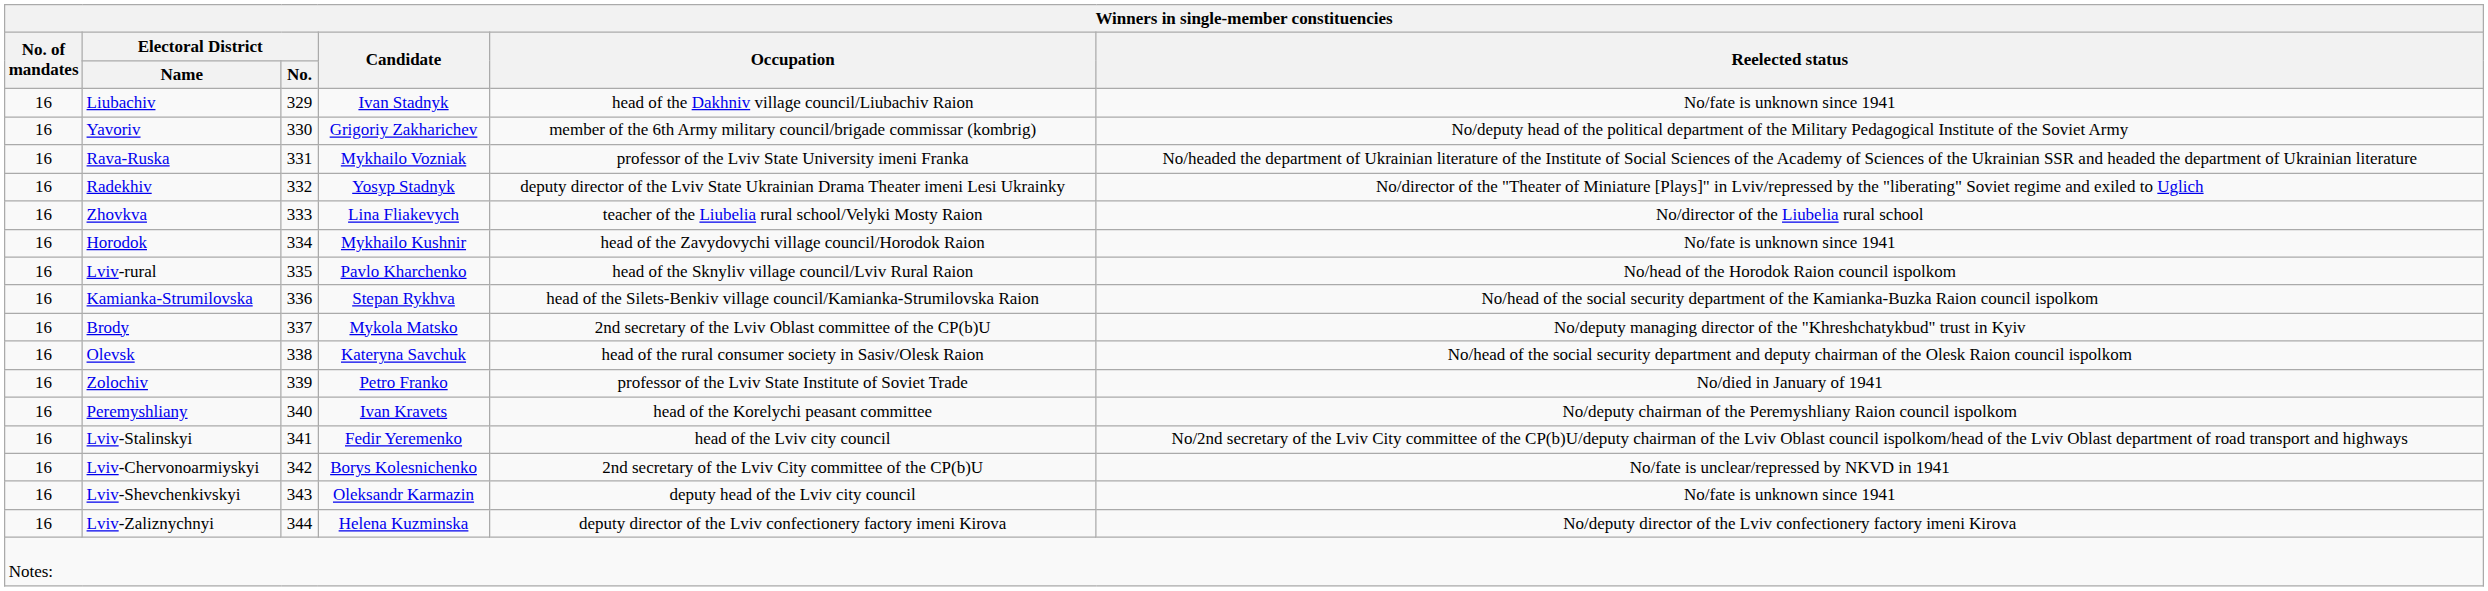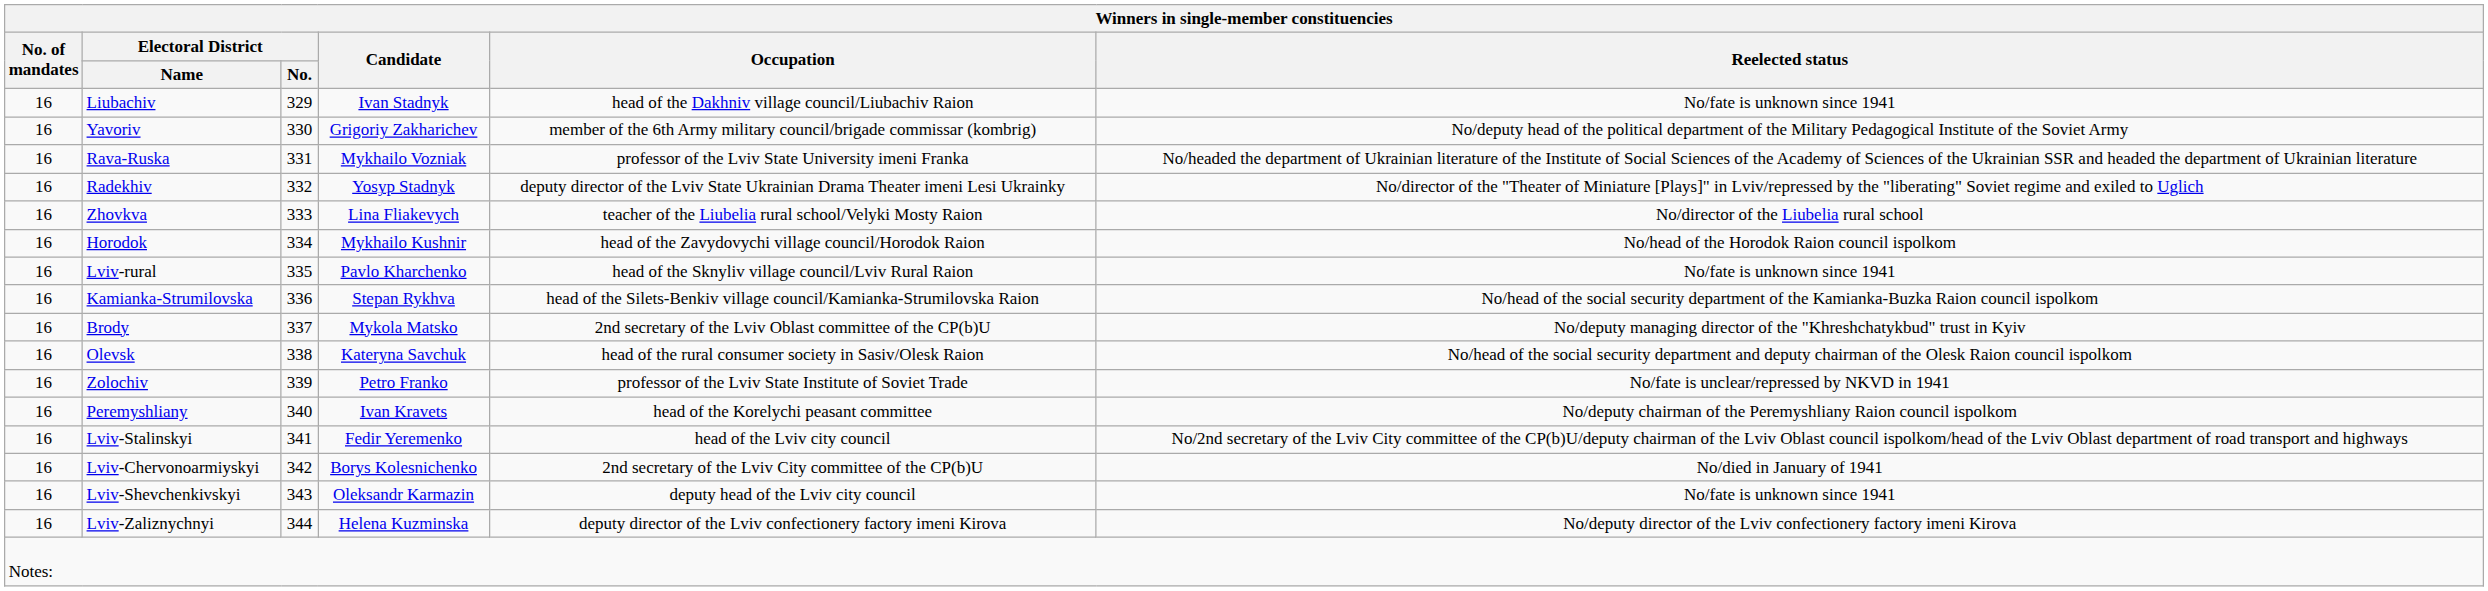(1790, 242) No/fate is unknown since 1941 -> (1790, 242) No/head of the Horodok Raion council ispolkom
(1790, 270) No/head of the Horodok Raion council ispolkom -> (1790, 270) No/fate is unknown since 1941
(1790, 382) No/died in January of 1941 -> (1790, 382) No/fate is unclear/repressed by NKVD in 1941
(1790, 466) No/fate is unclear/repressed by NKVD in 1941 -> (1790, 466) No/died in January of 1941
